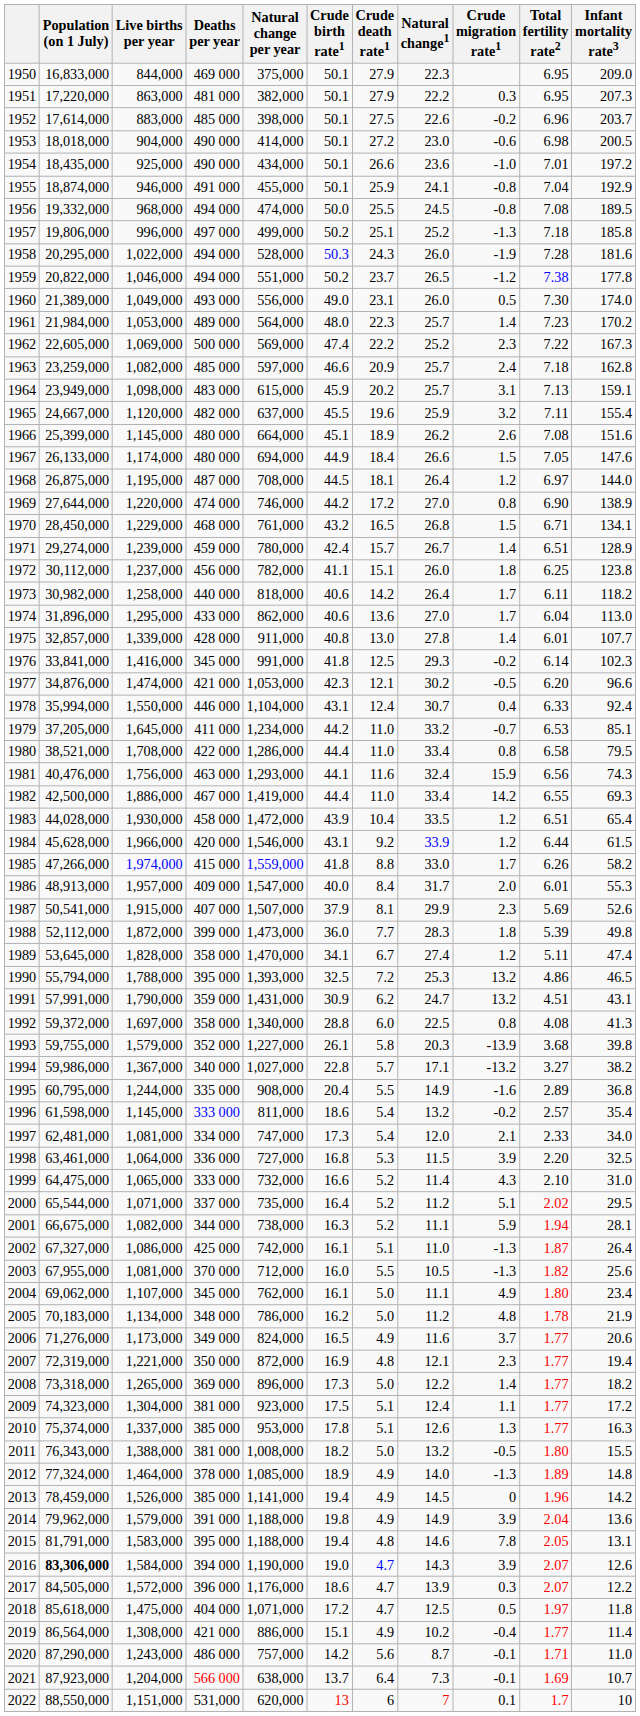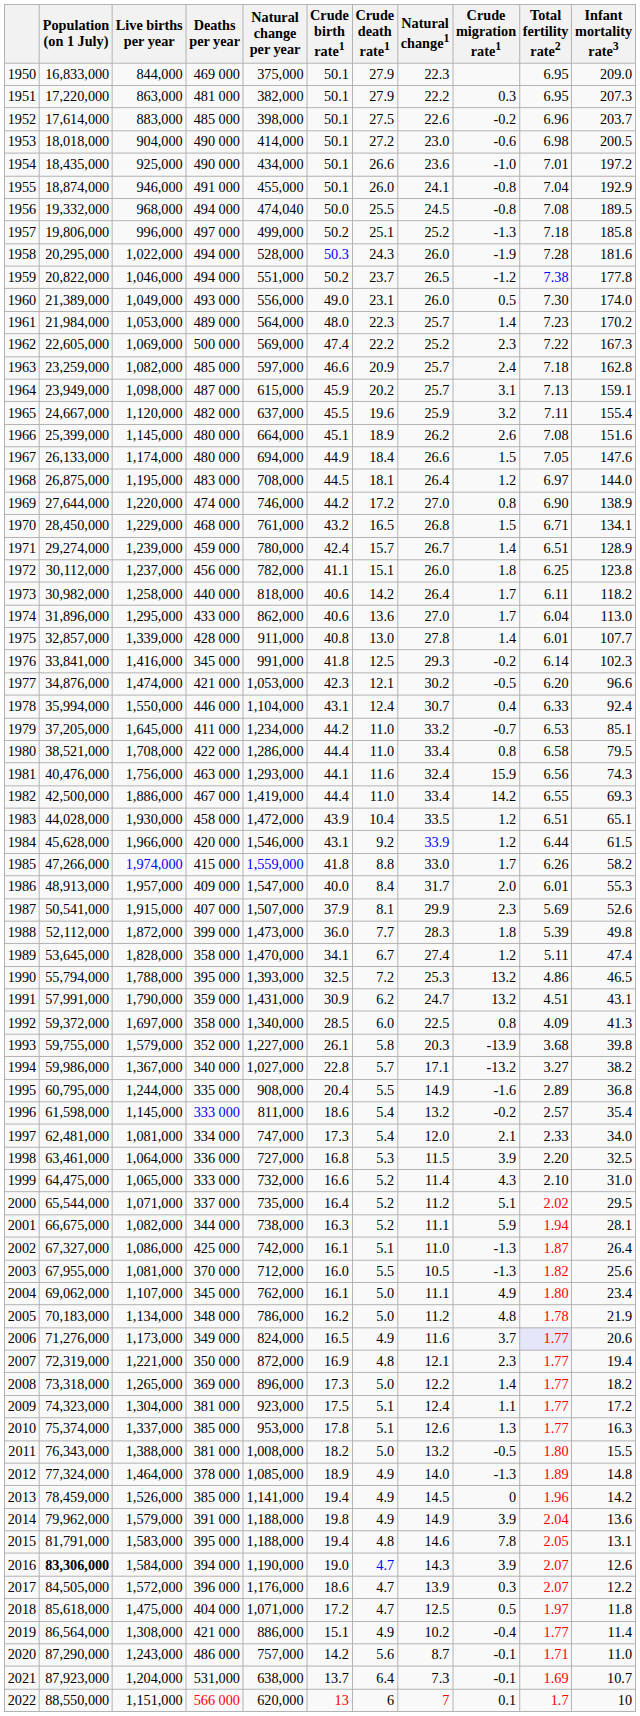(382, 187) 25.9 -> (382, 187) 26.0
(280, 209) 474,000 -> (280, 209) 474,040
(217, 390) 483 000 -> (217, 390) 487 000
(217, 480) 487 000 -> (217, 480) 483 000
(620, 819) 65.4 -> (620, 819) 65.1
(336, 1022) 28.8 -> (336, 1022) 28.5
(556, 1022) 4.08 -> (556, 1022) 4.09
(556, 1338) no background -> (556, 1338) lavender background
(217, 1677) 566 000 -> (217, 1677) 531,000
(217, 1700) 531,000 -> (217, 1700) 566 000
